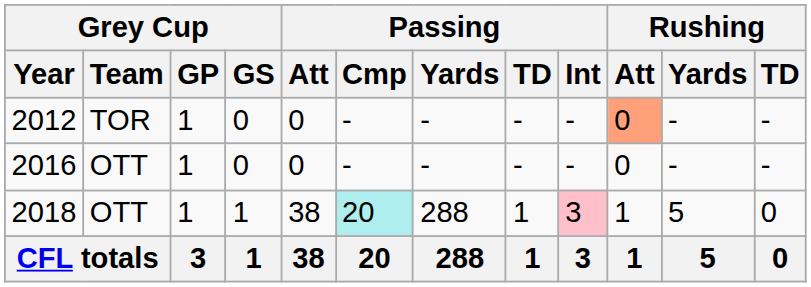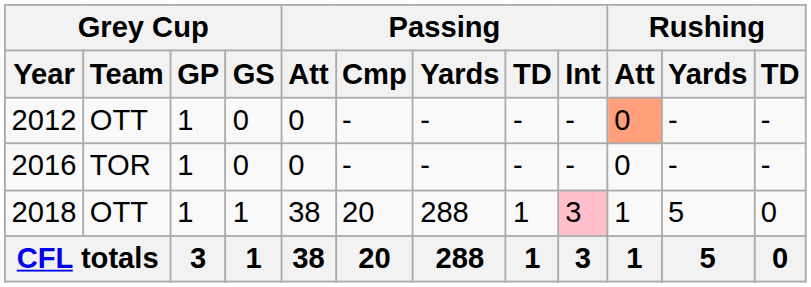(120, 119) TOR -> (119, 119) OTT
(119, 166) OTT -> (120, 166) TOR
(358, 212) paleturquoise background -> (358, 212) no background
